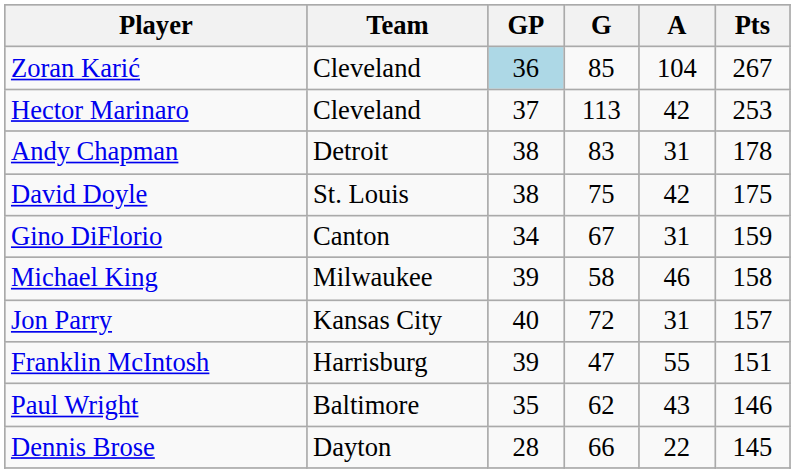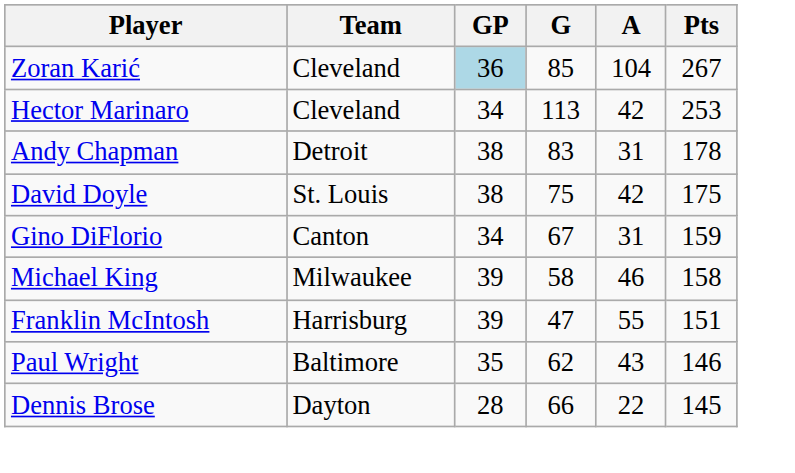(526, 109) 37 -> (490, 109) 34
- row: (61, 320)
